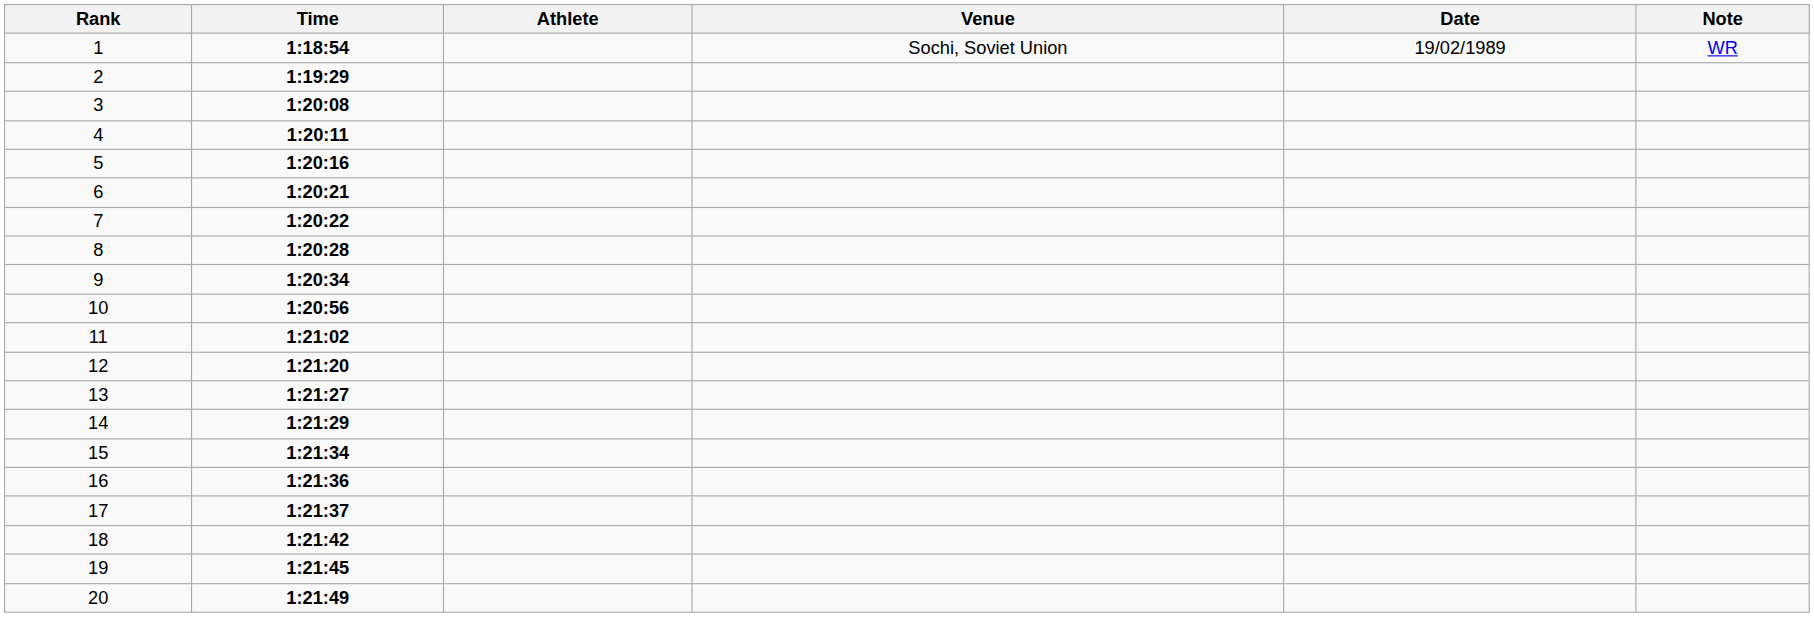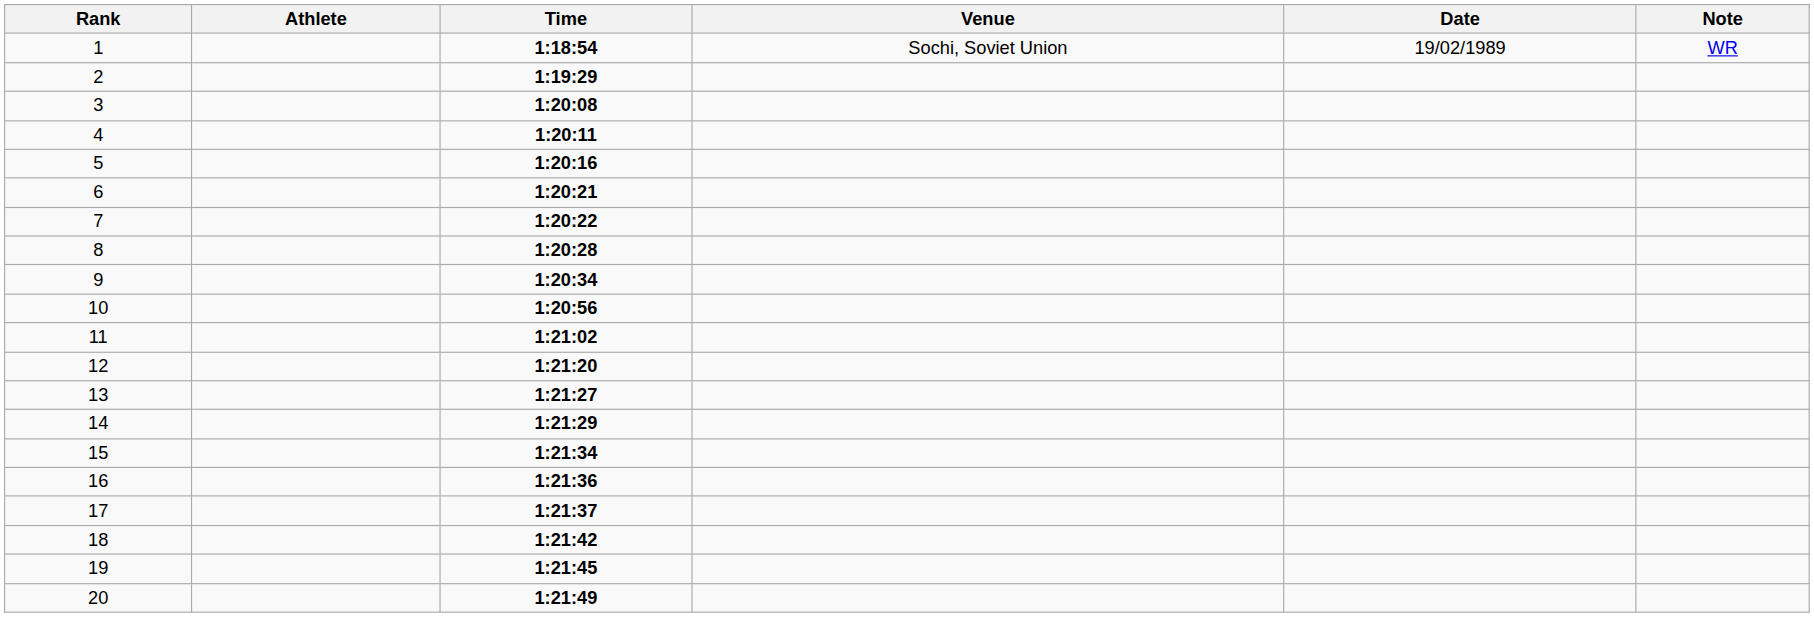columns swapped: (318, 18) <-> (568, 18)
